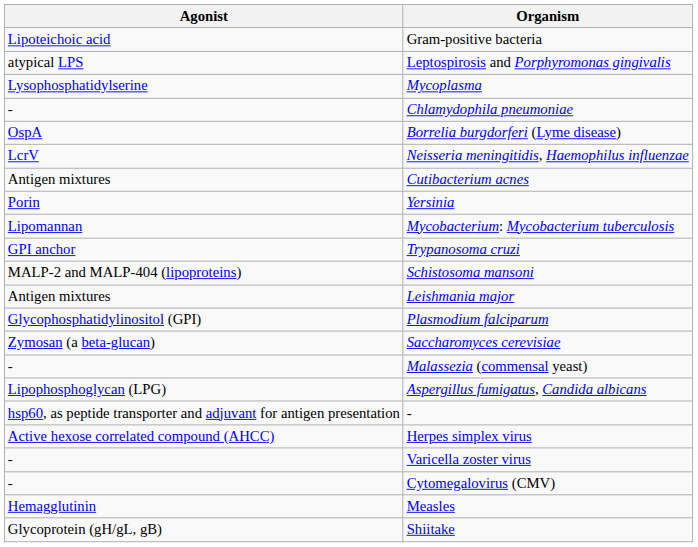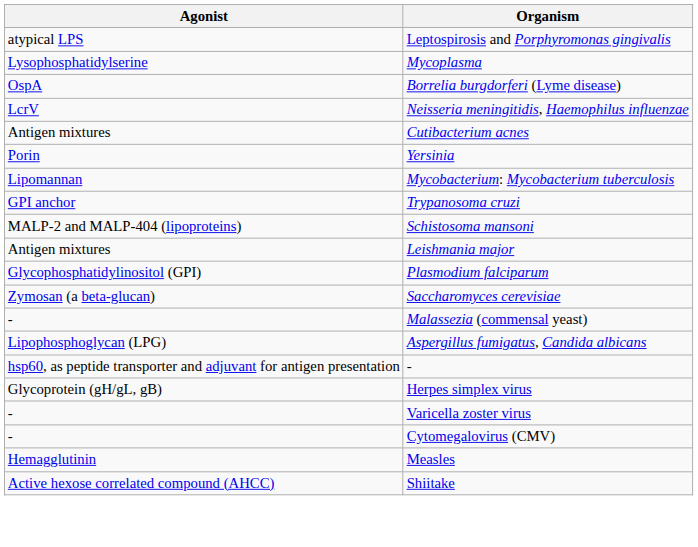- row: (474, 39)
- row: (490, 109)
(141, 436) Active hexose correlated compound (AHCC) -> (85, 389) Glycoprotein (gH/gL, gB)
(85, 529) Glycoprotein (gH/gL, gB) -> (141, 483) Active hexose correlated compound (AHCC)
